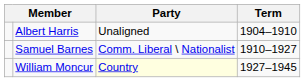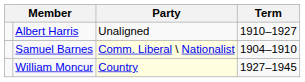(268, 31) 1904–1910 -> (268, 31) 1910–1927
(166, 49) no background -> (166, 49) lightyellow background
(268, 49) 1910–1927 -> (268, 49) 1904–1910
